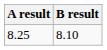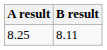(67, 34) 8.10 -> (67, 34) 8.11
